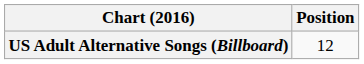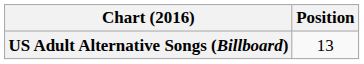(325, 44) 12 -> (325, 44) 13
